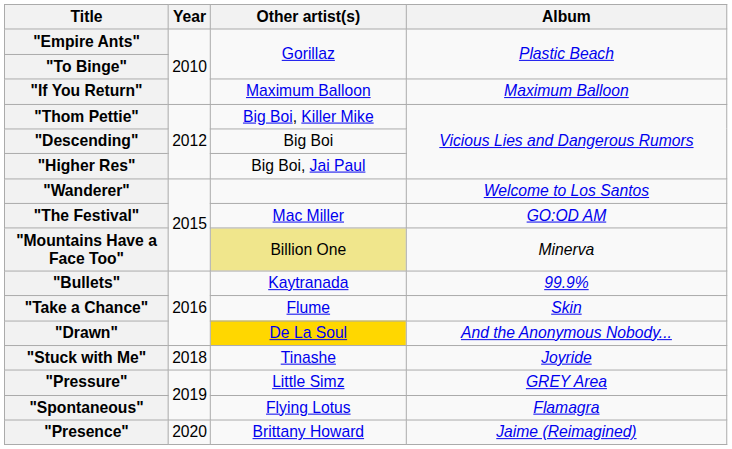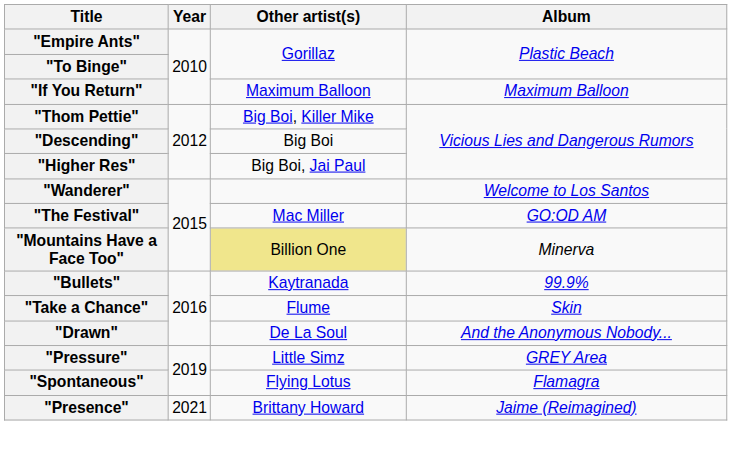(308, 332) gold background -> (308, 332) no background
- row: (86, 357)
(190, 432) 2020 -> (190, 407) 2021
